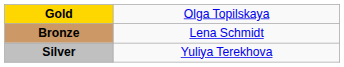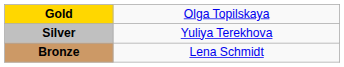rows swapped: (59, 52) <-> (59, 33)
